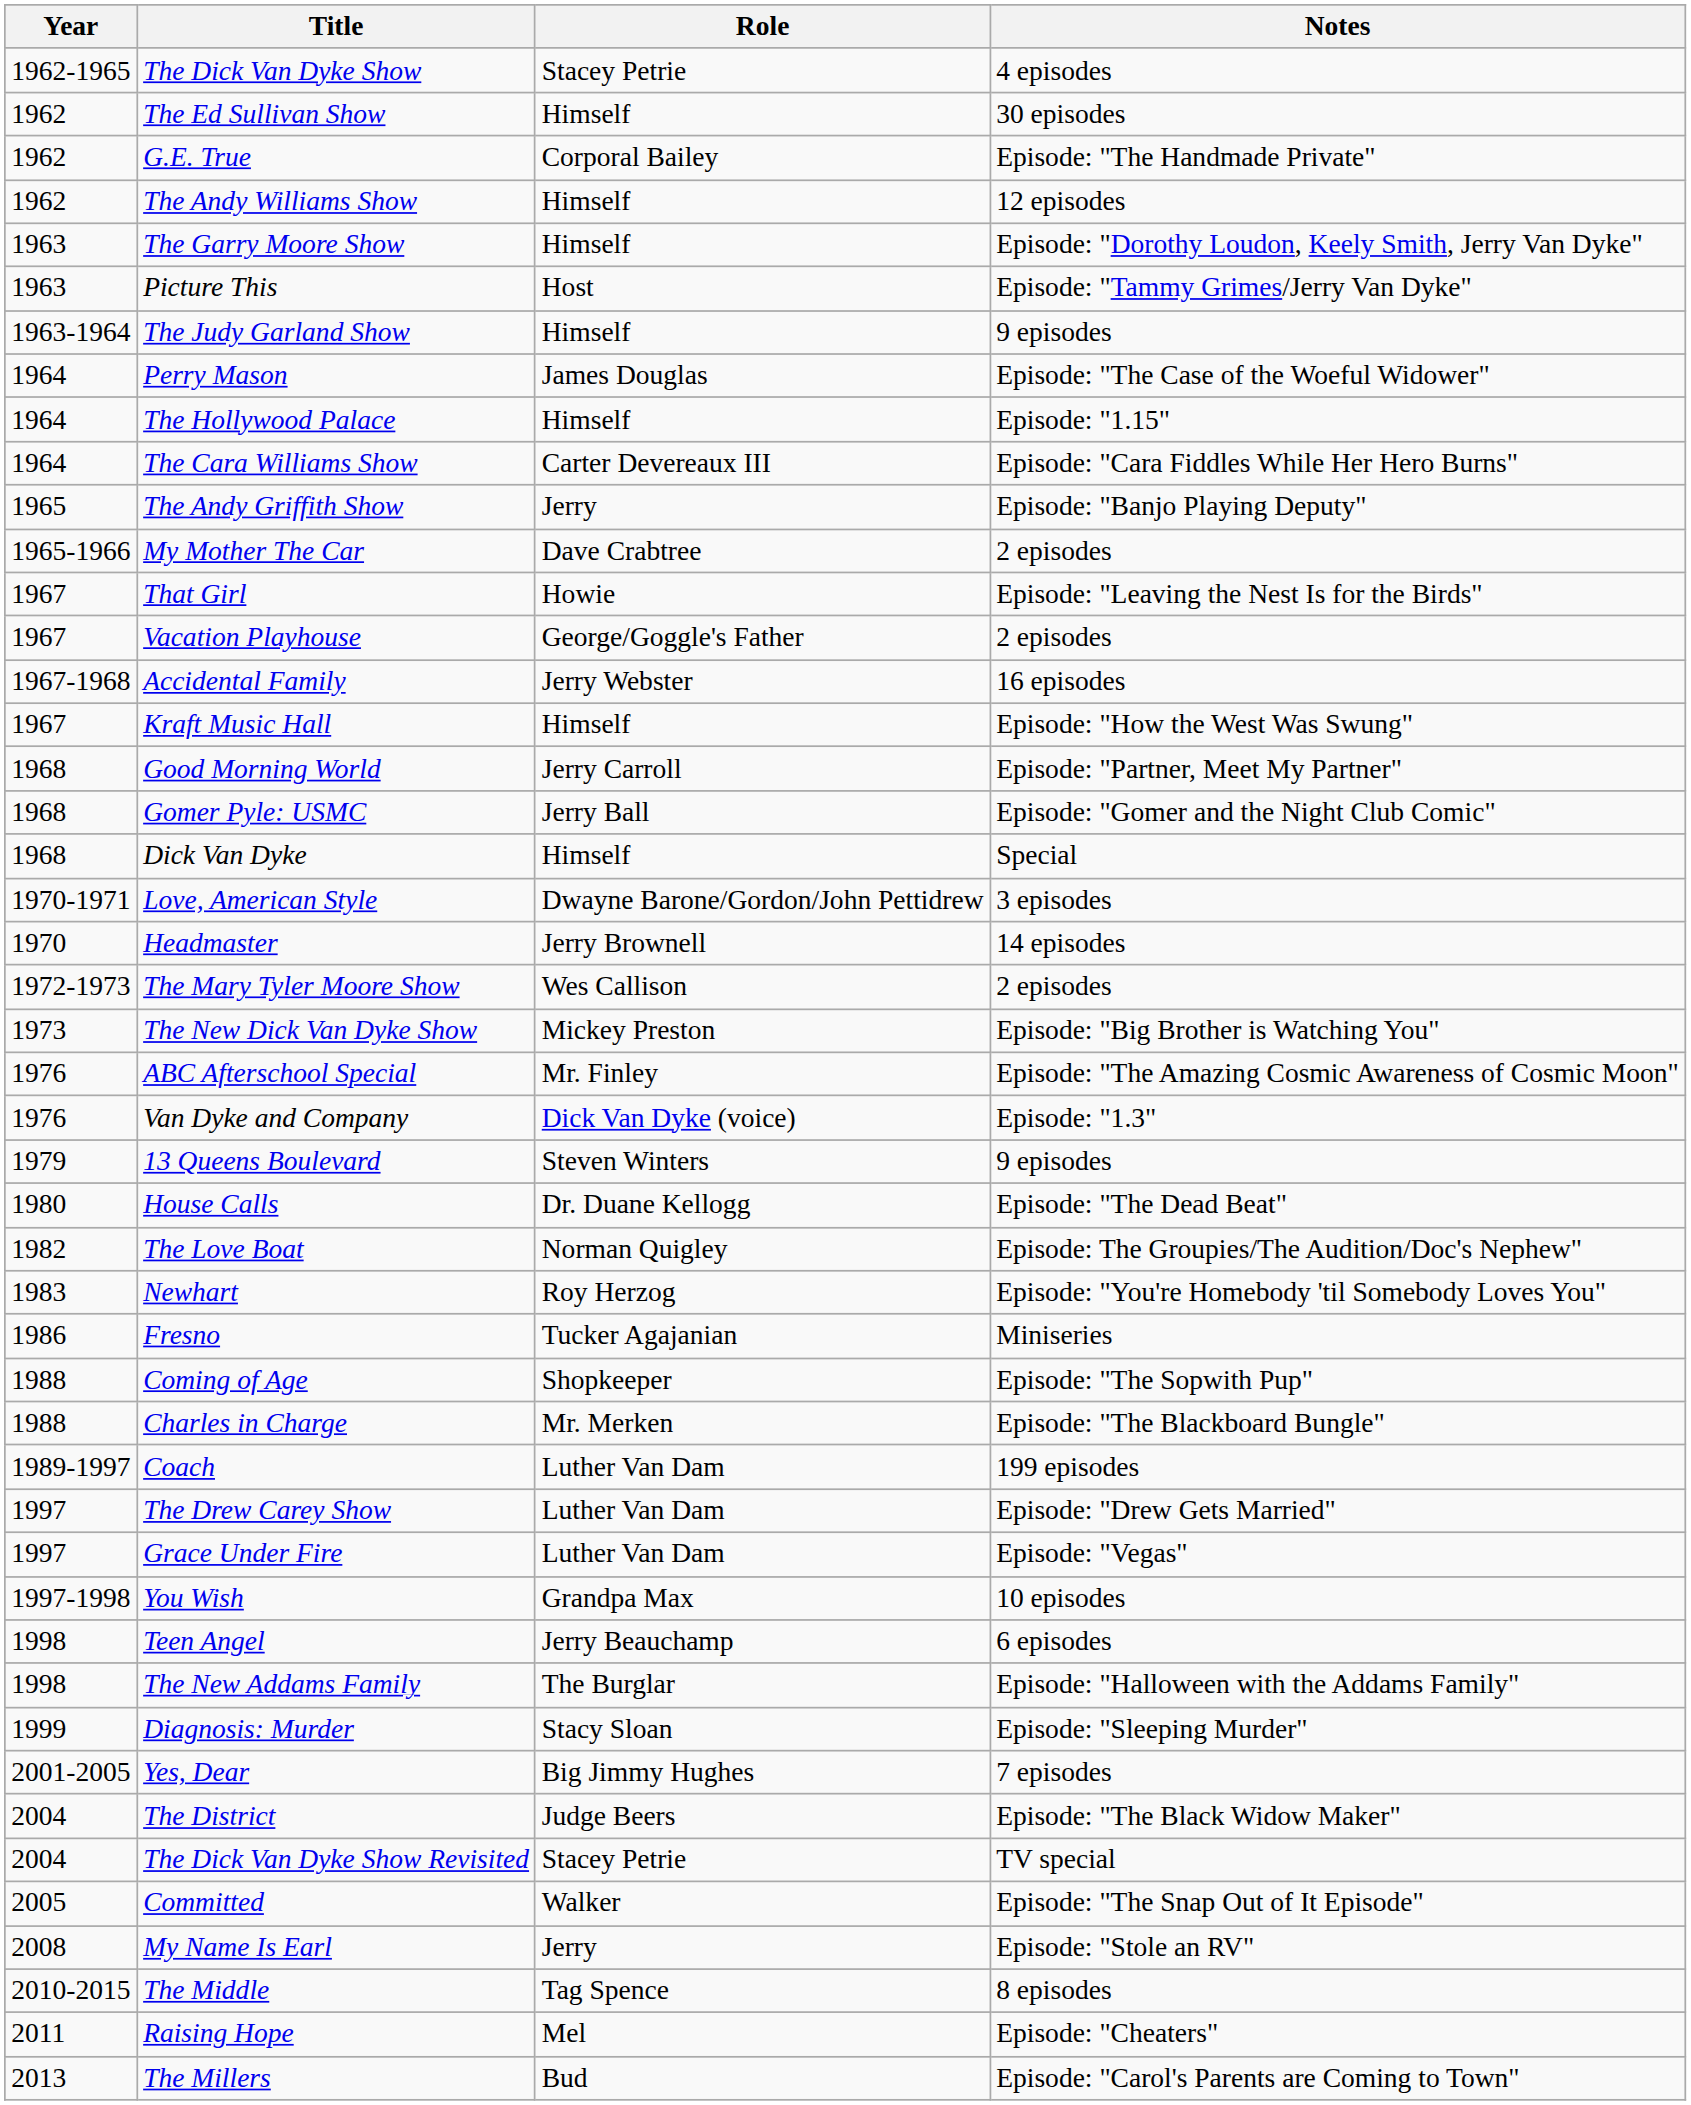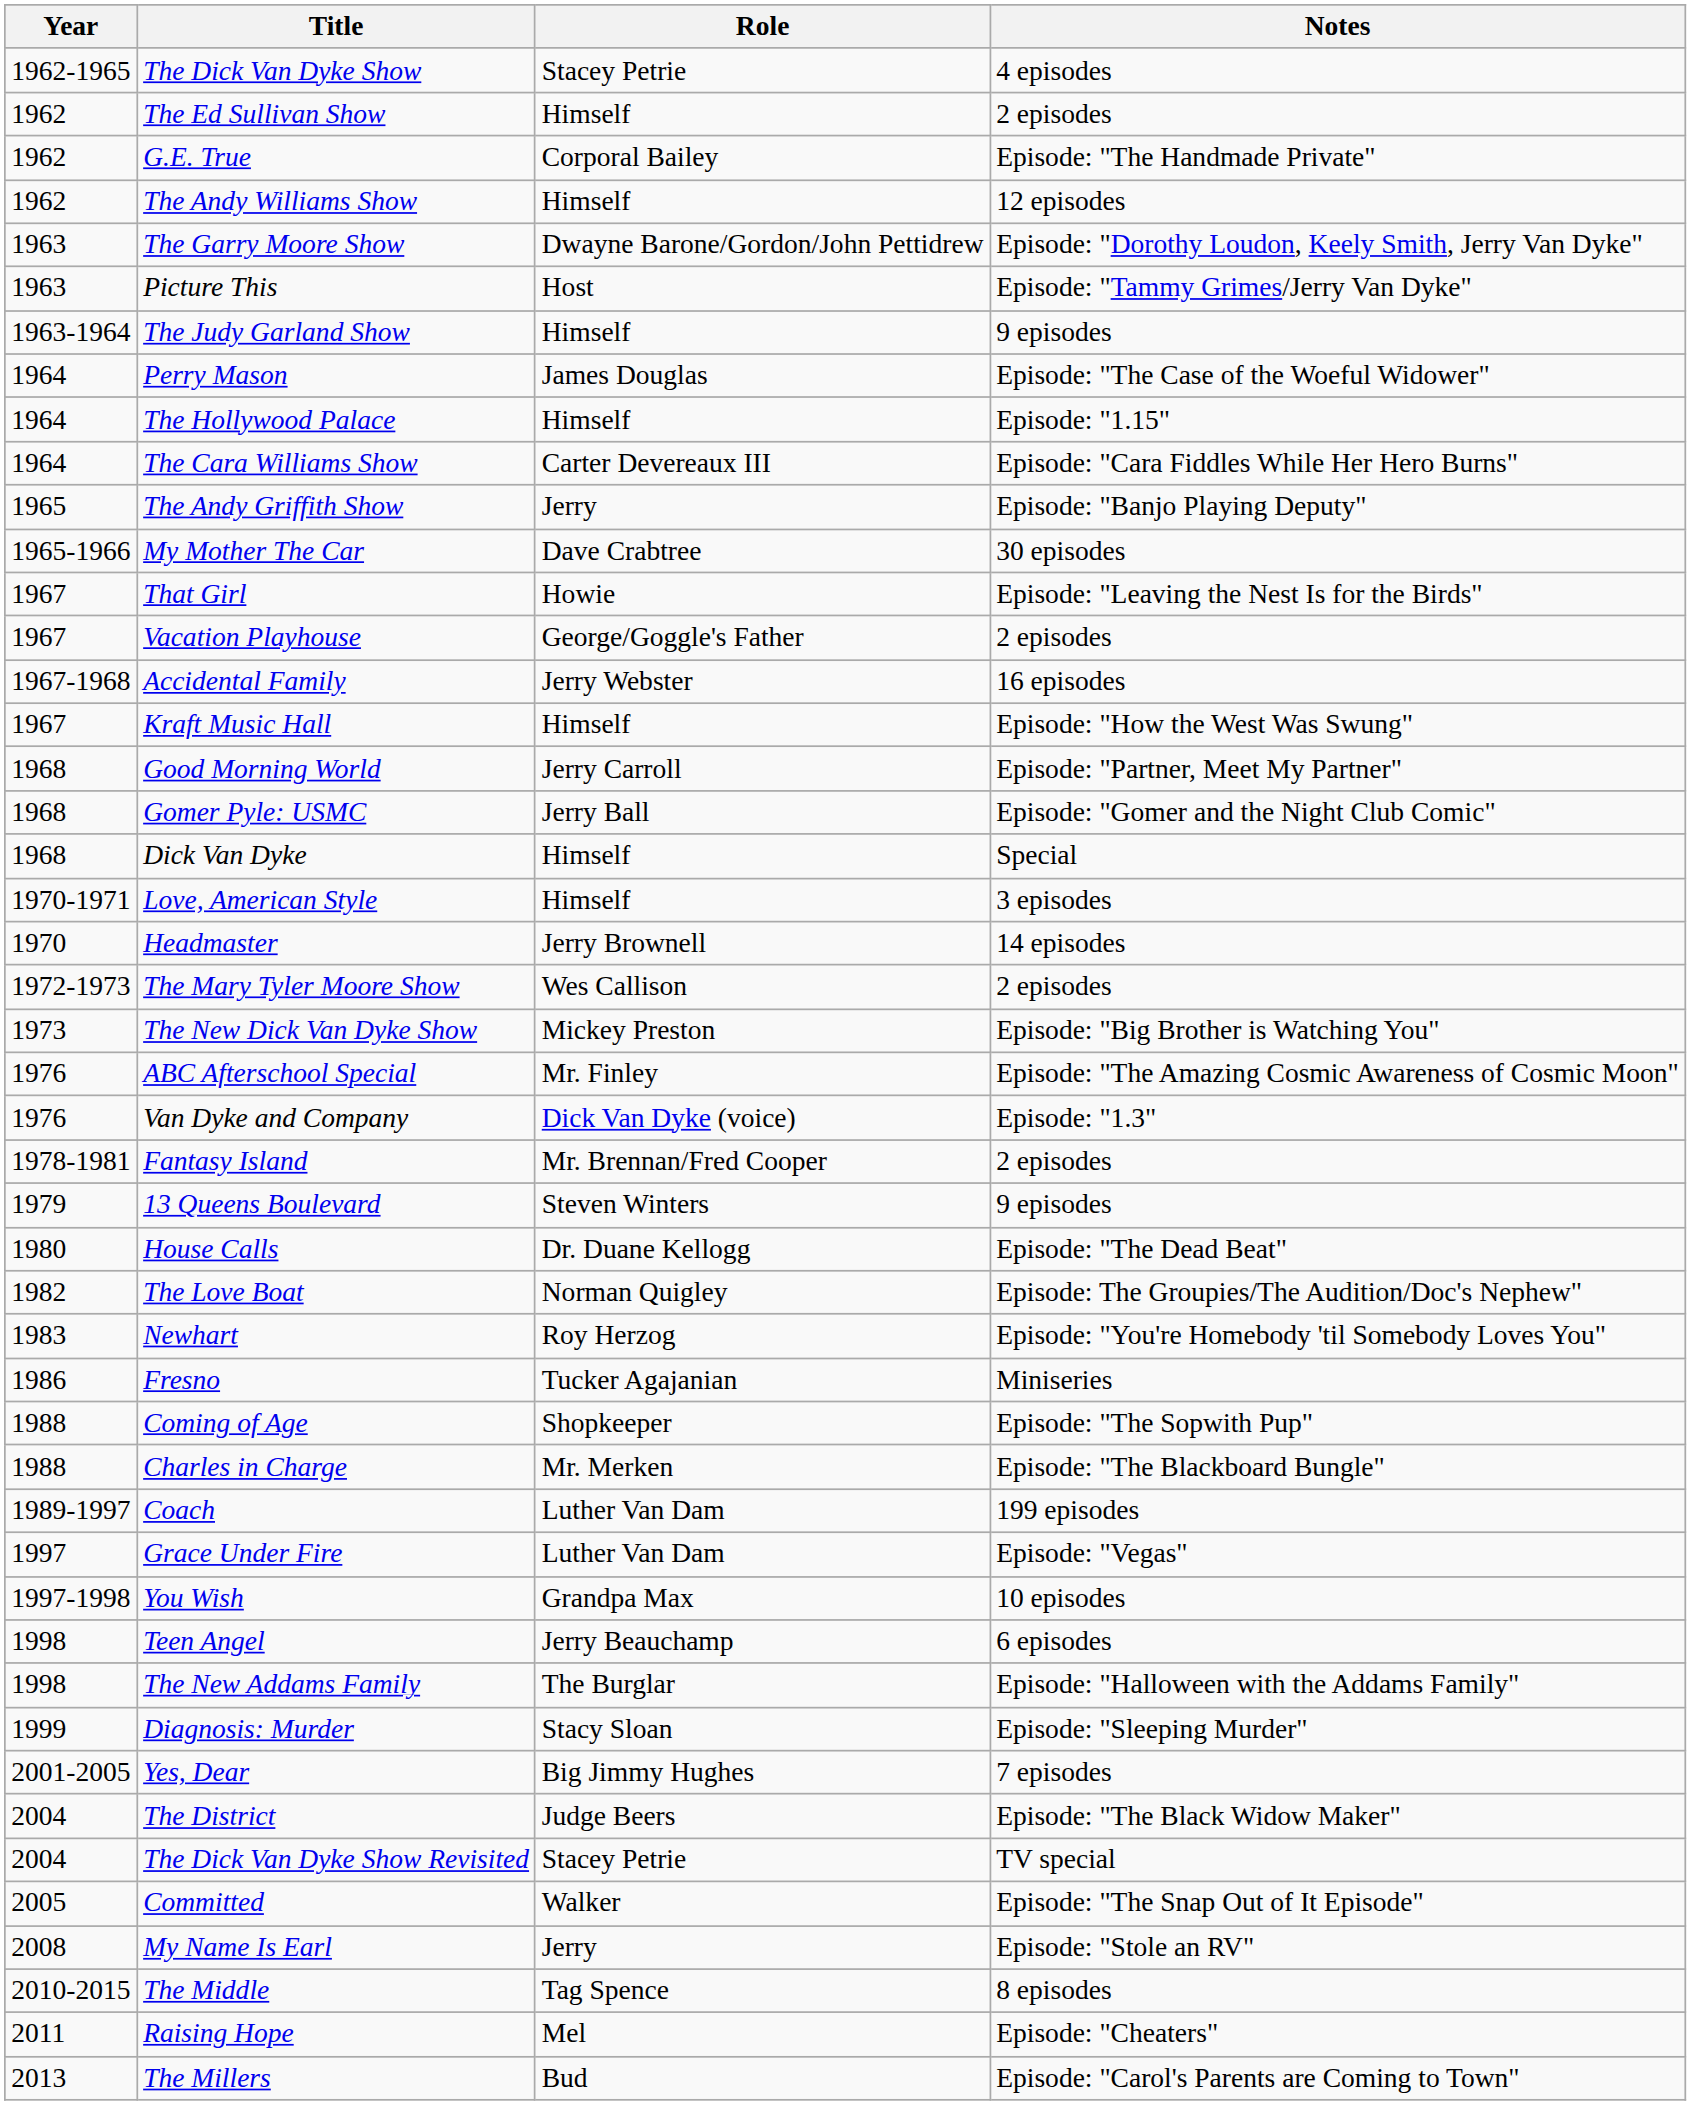(1061, 113) 30 episodes -> (1054, 113) 2 episodes
(586, 244) Himself -> (763, 244) Dwayne Barone/Gordon/John Pettidrew
(1054, 550) 2 episodes -> (1061, 550) 30 episodes
(763, 899) Dwayne Barone/Gordon/John Pettidrew -> (586, 899) Himself
+ row: (225, 1161)
- row: (267, 1510)
